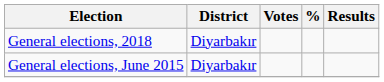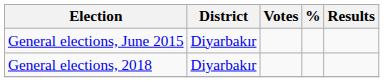rows swapped: (96, 64) <-> (80, 40)
